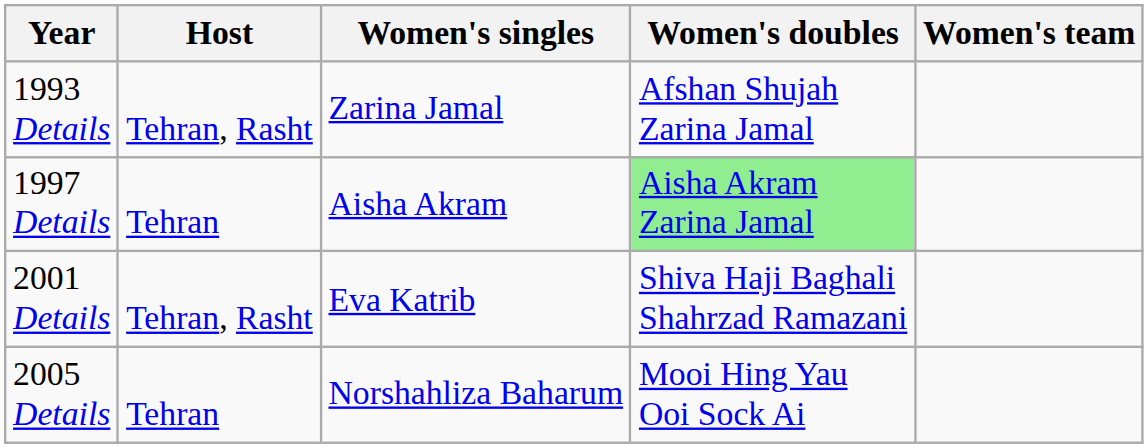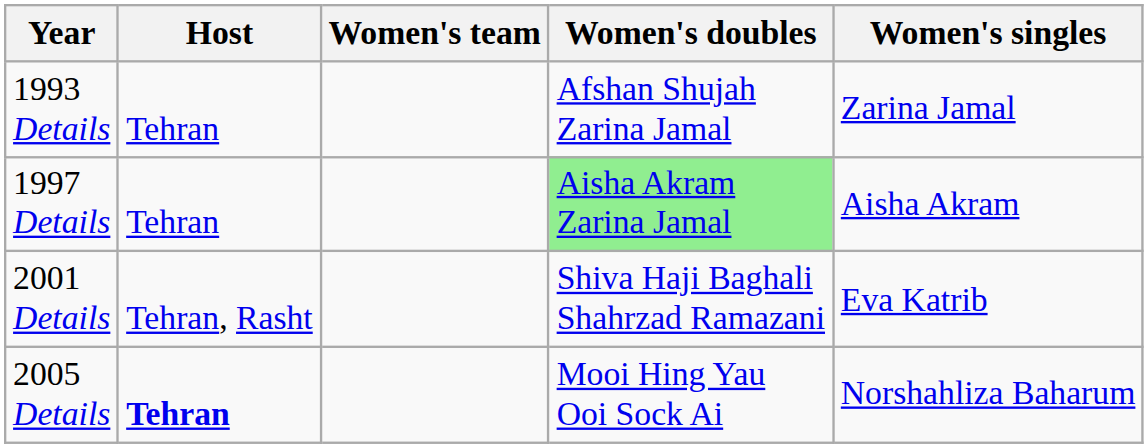columns swapped: (476, 32) <-> (1029, 32)
(219, 128) Tehran, Rasht -> (173, 128) Tehran
(173, 414) normal -> (178, 414) bold
